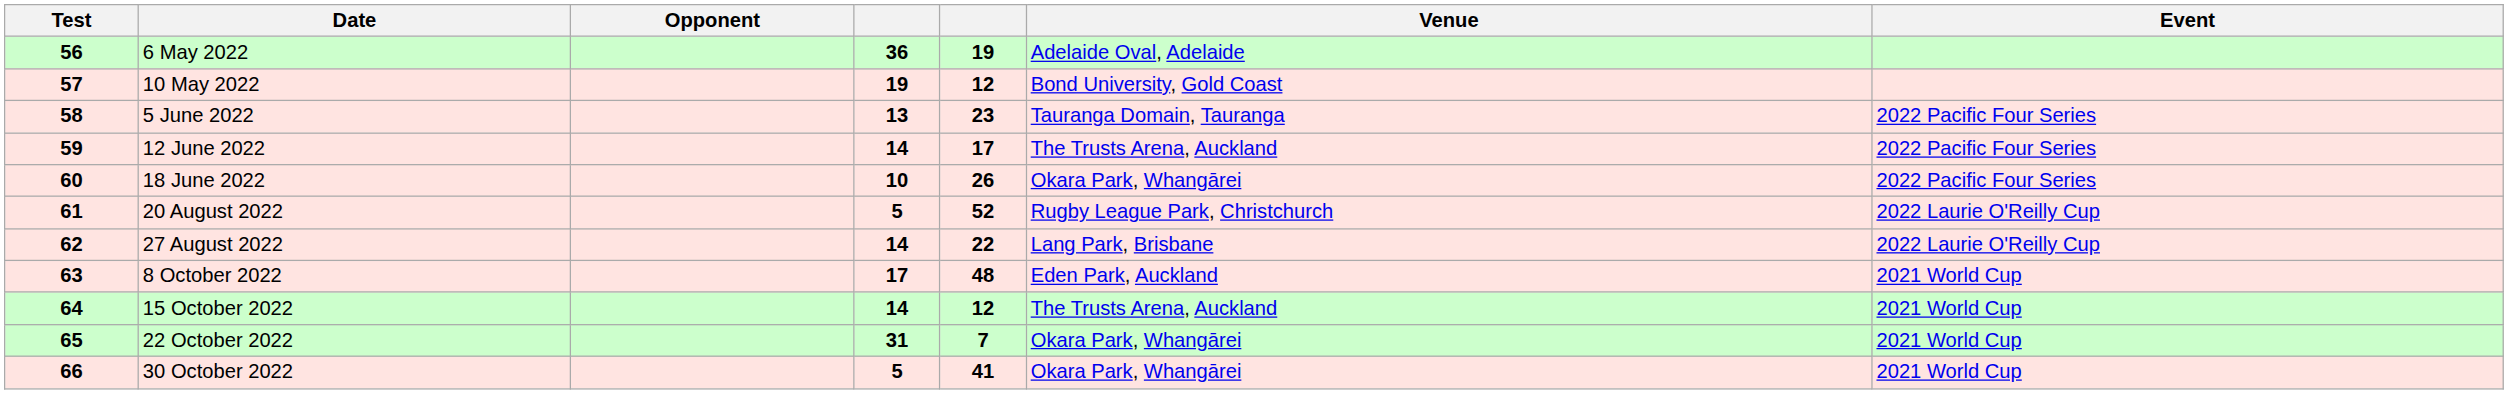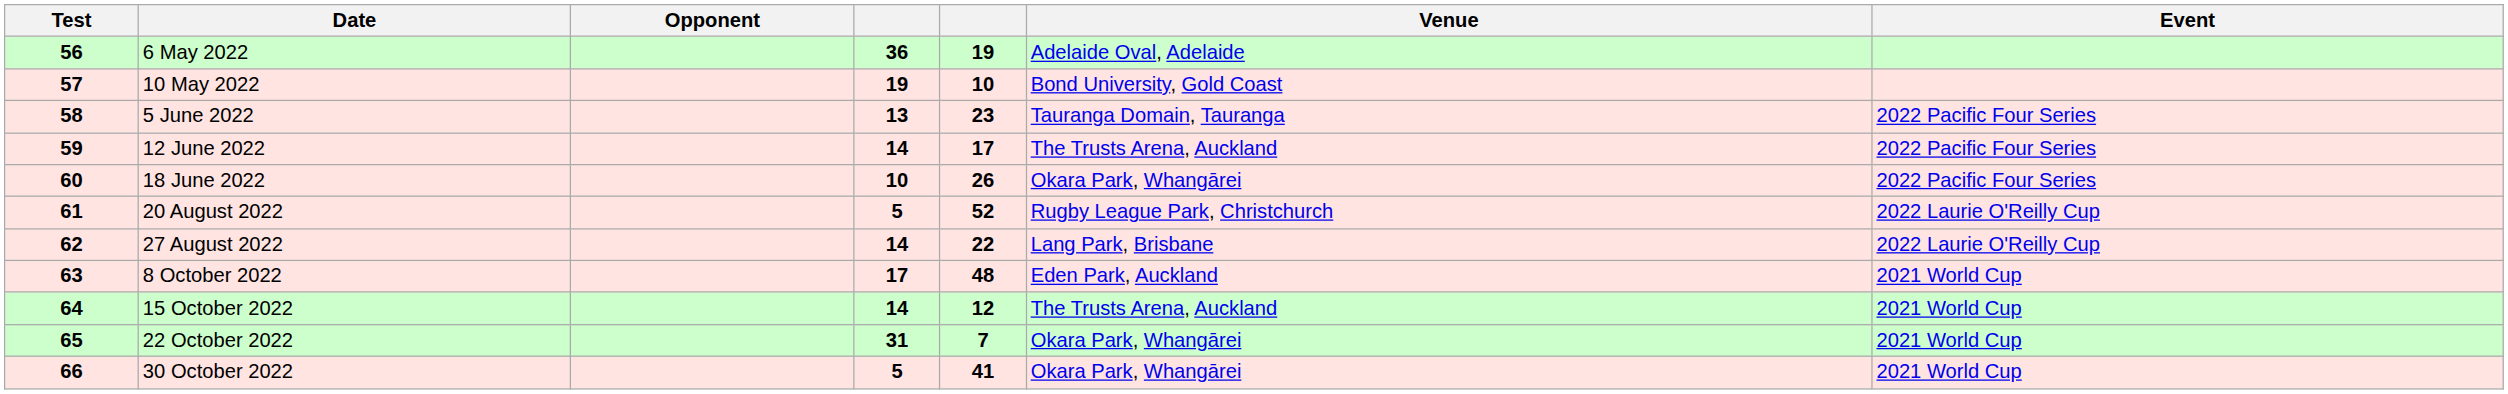(983, 84) 12 -> (983, 84) 10
